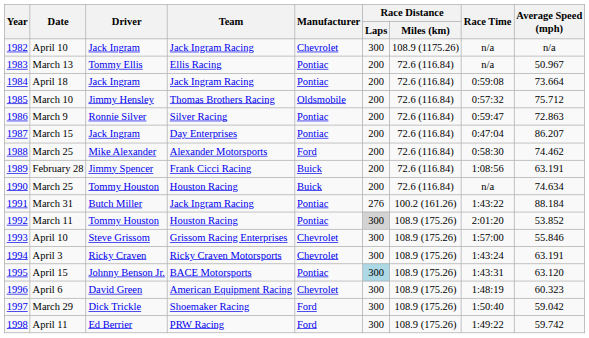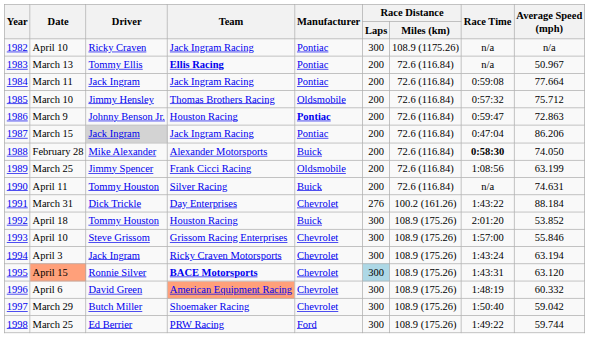(114, 47) Jack Ingram -> (117, 47) Ricky Craven
(318, 47) Chevrolet -> (313, 47) Pontiac
(196, 65) normal -> (197, 65) bold
(50, 82) April 18 -> (53, 82) March 11
(549, 82) 73.664 -> (549, 82) 77.664
(117, 117) Ronnie Silver -> (127, 117) Johnny Benson Jr.
(199, 117) Silver Racing -> (204, 117) Houston Racing
(313, 117) normal -> (314, 117) bold
(114, 134) no background -> (114, 134) lightgrey background
(203, 134) Day Enterprises -> (212, 134) Jack Ingram Racing
(549, 134) 86.207 -> (549, 134) 86.206
(53, 151) March 25 -> (58, 151) February 28
(307, 151) Ford -> (309, 151) Buick
(488, 151) normal -> (488, 151) bold
(549, 151) 74.462 -> (549, 151) 74.050
(58, 168) February 28 -> (53, 168) March 25
(309, 168) Buick -> (321, 168) Oldsmobile
(549, 168) 63.191 -> (549, 168) 63.199
(53, 186) March 25 -> (50, 186) April 11
(204, 186) Houston Racing -> (199, 186) Silver Racing
(549, 186) 74.634 -> (549, 186) 74.631
(115, 203) Butch Miller -> (115, 203) Dick Trickle
(212, 203) Jack Ingram Racing -> (203, 203) Day Enterprises
(313, 203) Pontiac -> (318, 203) Chevrolet
(53, 220) March 11 -> (50, 220) April 18
(313, 220) Pontiac -> (309, 220) Buick
(376, 220) lightgrey background -> (376, 220) no background
(117, 255) Ricky Craven -> (114, 255) Jack Ingram
(549, 255) 63.191 -> (549, 255) 63.194
(50, 272) no background -> (50, 272) lightsalmon background
(127, 272) Johnny Benson Jr. -> (117, 272) Ronnie Silver
(211, 272) normal -> (214, 272) bold
(313, 272) Pontiac -> (318, 272) Chevrolet
(231, 290) no background -> (231, 290) lightsalmon background
(549, 290) 60.323 -> (549, 290) 60.332
(115, 307) Dick Trickle -> (115, 307) Butch Miller
(307, 307) Ford -> (318, 307) Chevrolet
(50, 324) April 11 -> (53, 324) March 25
(549, 324) 59.742 -> (549, 324) 59.744
